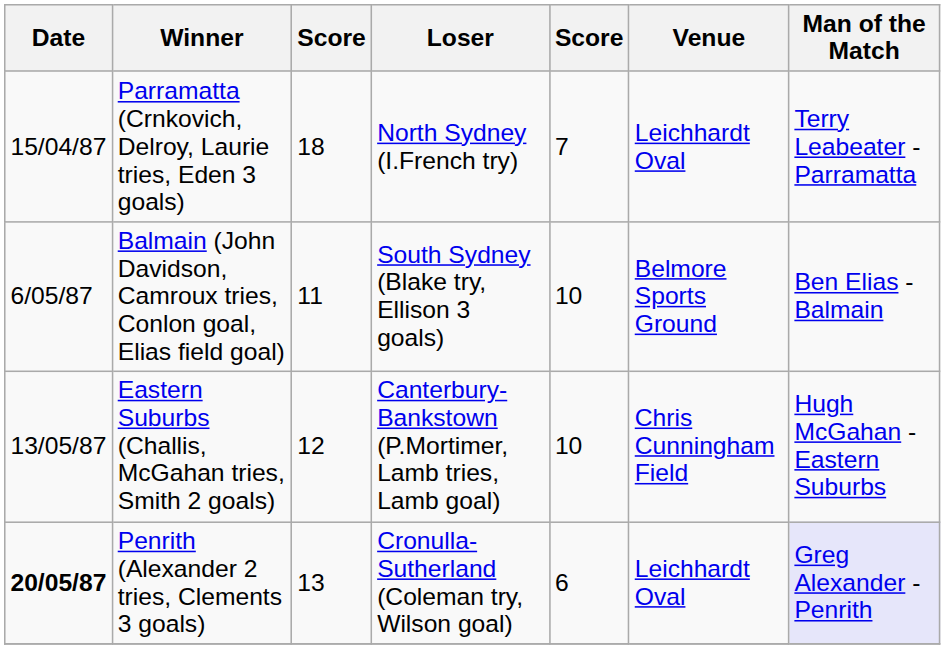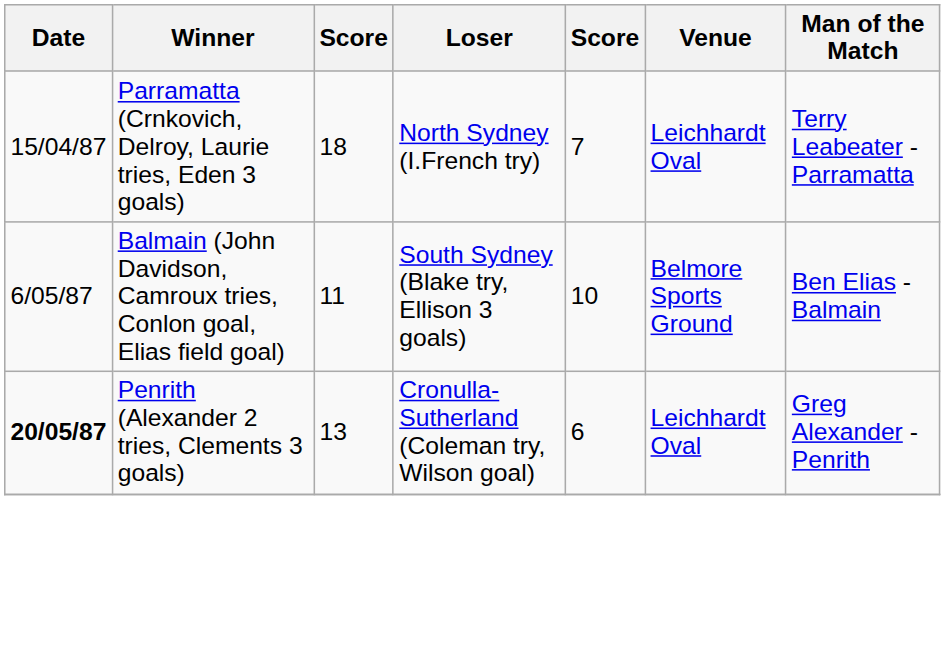- row: (201, 446)
(857, 582) lavender background -> (855, 432) no background
